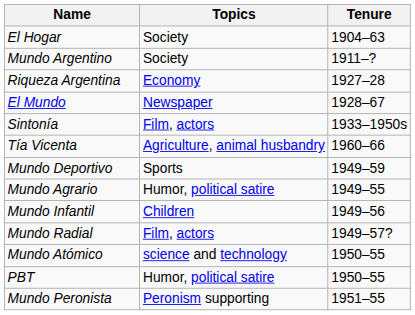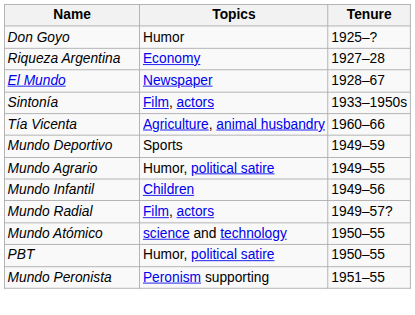- row: (34, 37)
- row: (60, 59)
+ row: (39, 37)
